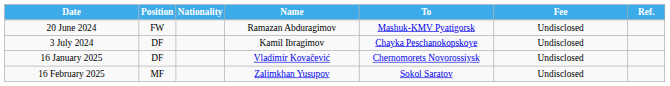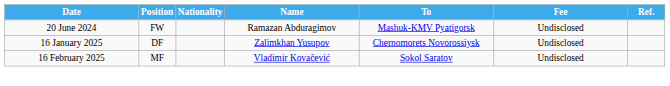- row: (72, 43)
(292, 58) Vladimir Kovačević -> (292, 43) Zalimkhan Yusupov
(292, 74) Zalimkhan Yusupov -> (292, 58) Vladimir Kovačević
